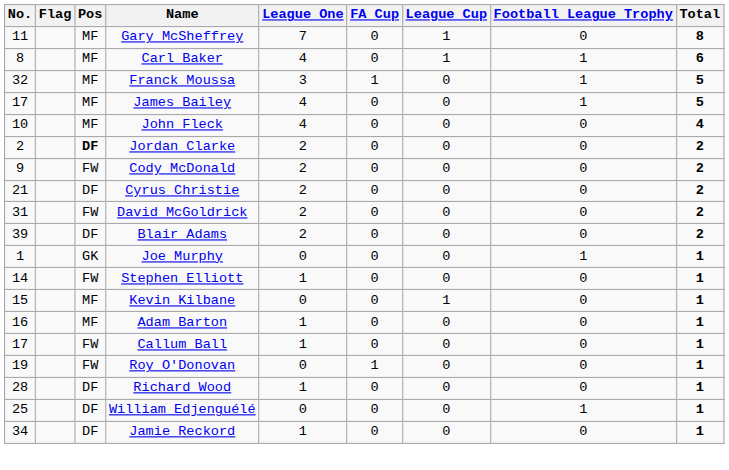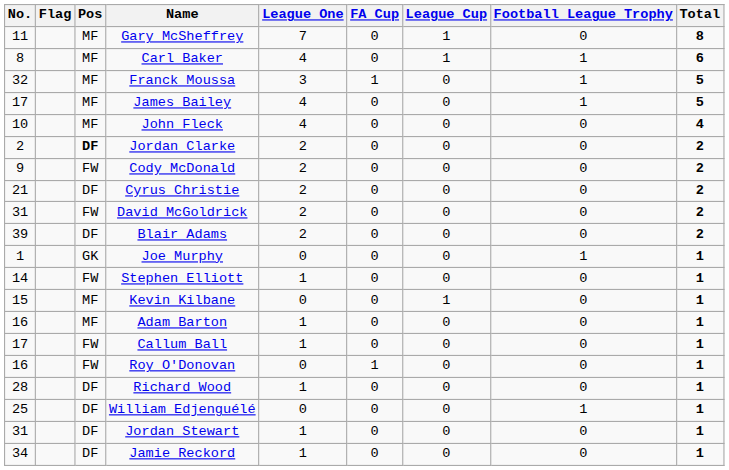(20, 367) 19 -> (20, 367) 16
+ row: (182, 433)
